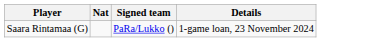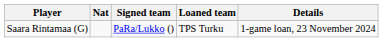+ column: (207, 12)
